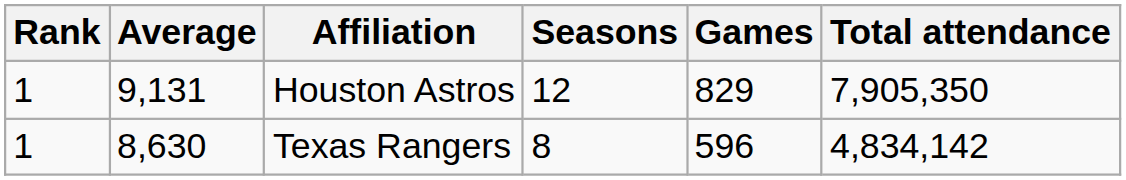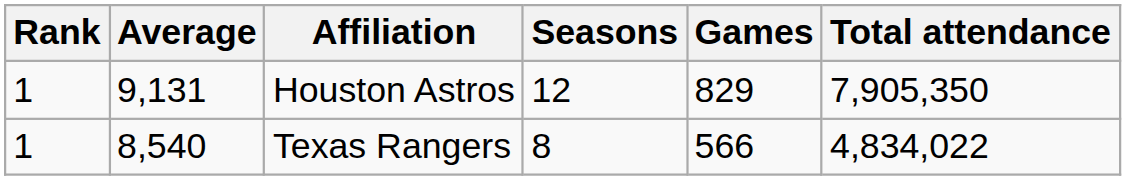(162, 145) 8,630 -> (162, 145) 8,540
(724, 145) 596 -> (724, 145) 566
(909, 145) 4,834,142 -> (909, 145) 4,834,022
